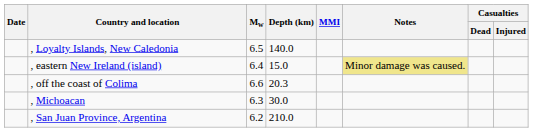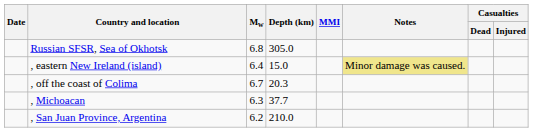- row: (104, 48)
+ row: (99, 48)
(256, 83) 6.6 -> (256, 83) 6.7
(278, 100) 30.0 -> (278, 100) 37.7
